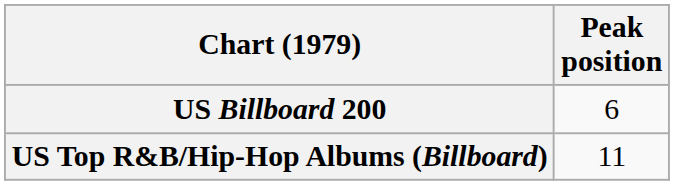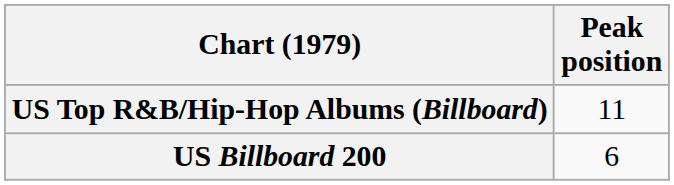rows swapped: (280, 108) <-> (280, 155)
